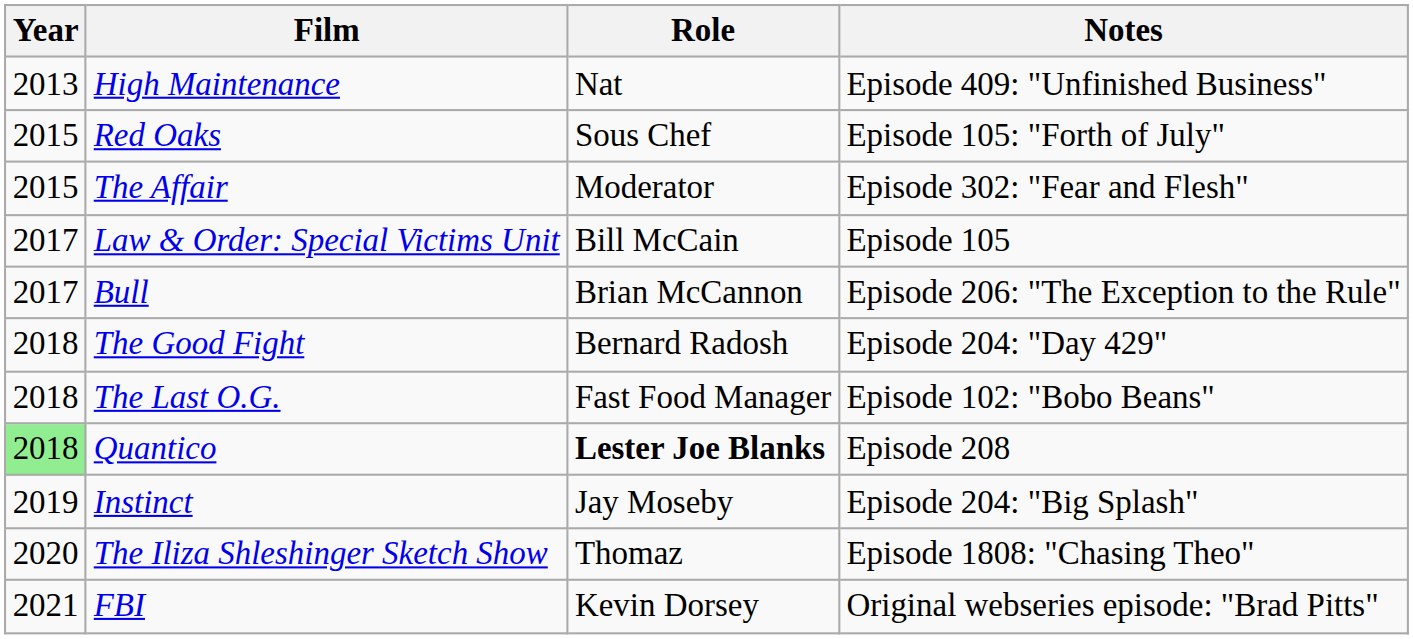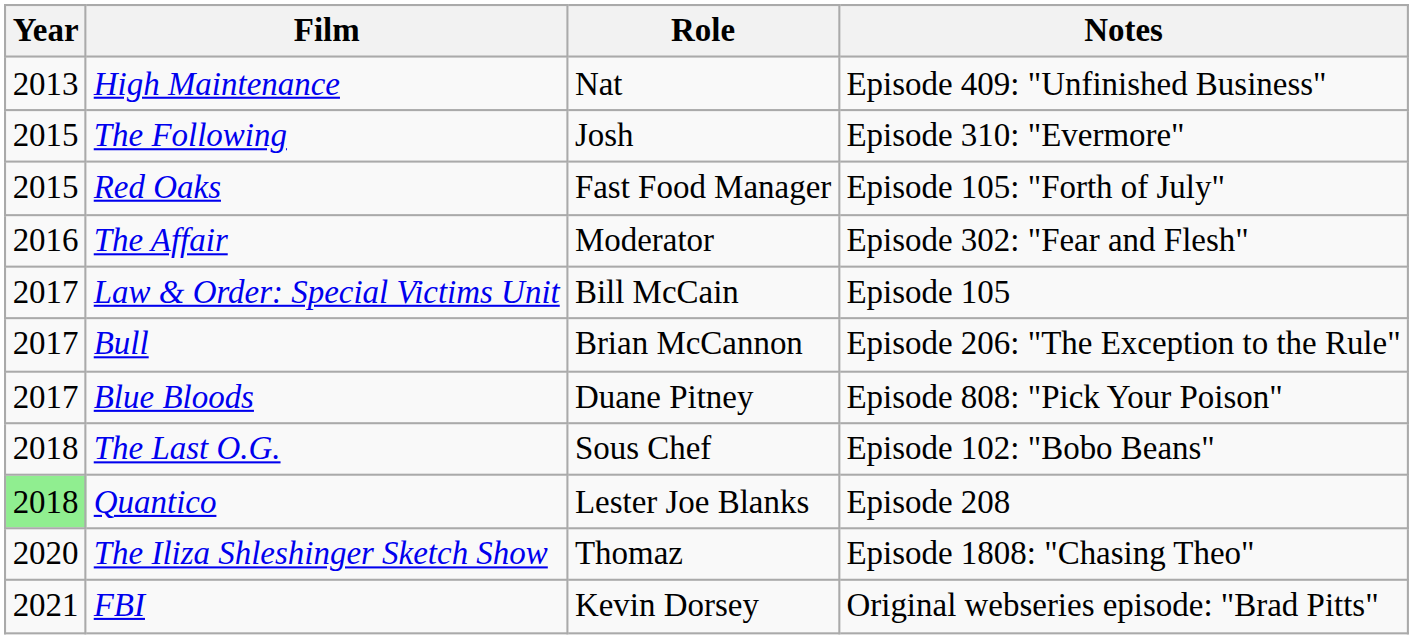+ row: (190, 135)
(643, 135) Sous Chef -> (703, 187) Fast Food Manager
(46, 187) 2015 -> (46, 239) 2016
+ row: (174, 396)
- row: (199, 344)
(703, 396) Fast Food Manager -> (643, 448) Sous Chef
(700, 448) bold -> (692, 501) normal
- row: (143, 501)
